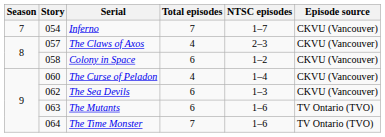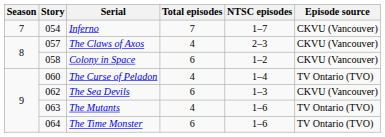(337, 76) CKVU (Vancouver) -> (335, 76) TV Ontario (TVO)
(192, 108) 6 -> (192, 108) 4
(192, 124) 7 -> (192, 124) 6
